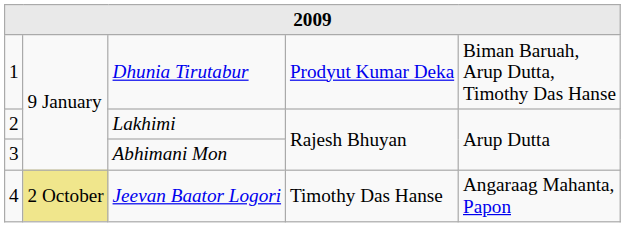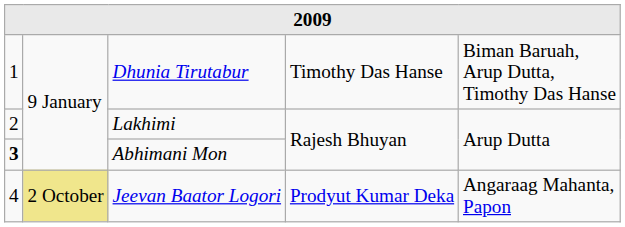(372, 71) Prodyut Kumar Deka -> (366, 71) Timothy Das Hanse
(14, 154) normal -> (14, 154) bold
(366, 195) Timothy Das Hanse -> (372, 195) Prodyut Kumar Deka
